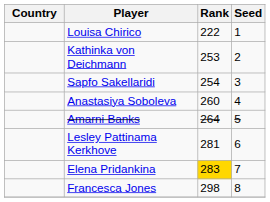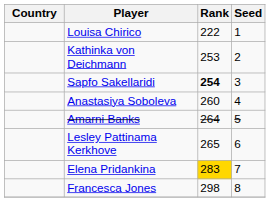(210, 82) normal -> (210, 82) bold
(210, 144) 281 -> (210, 144) 265
